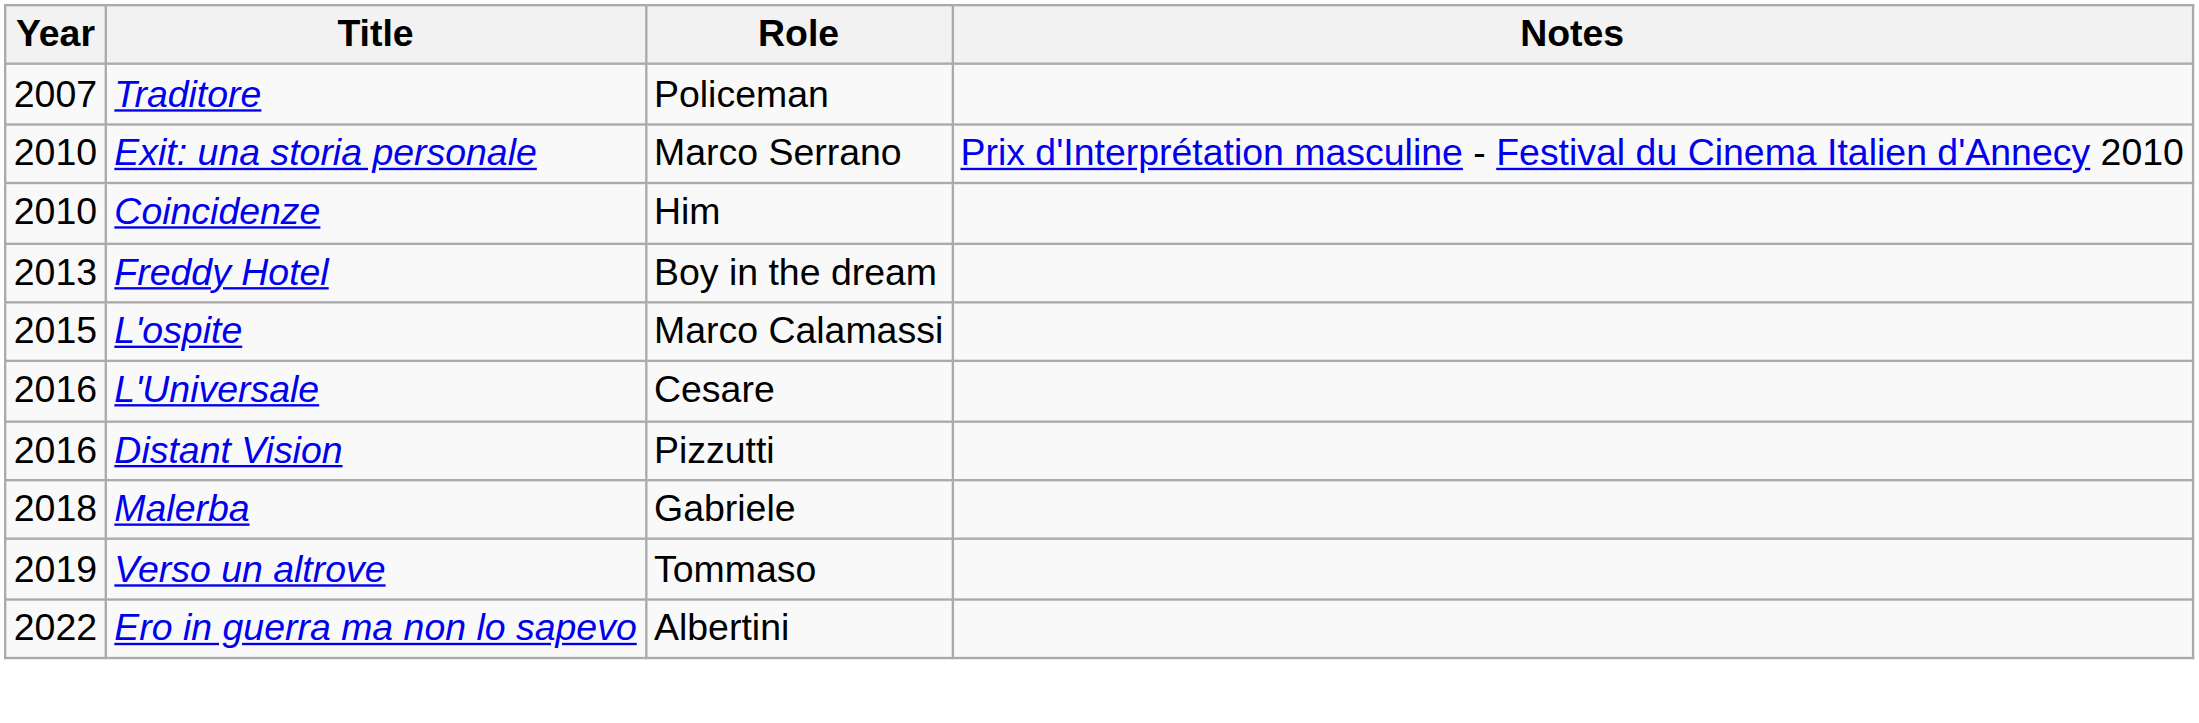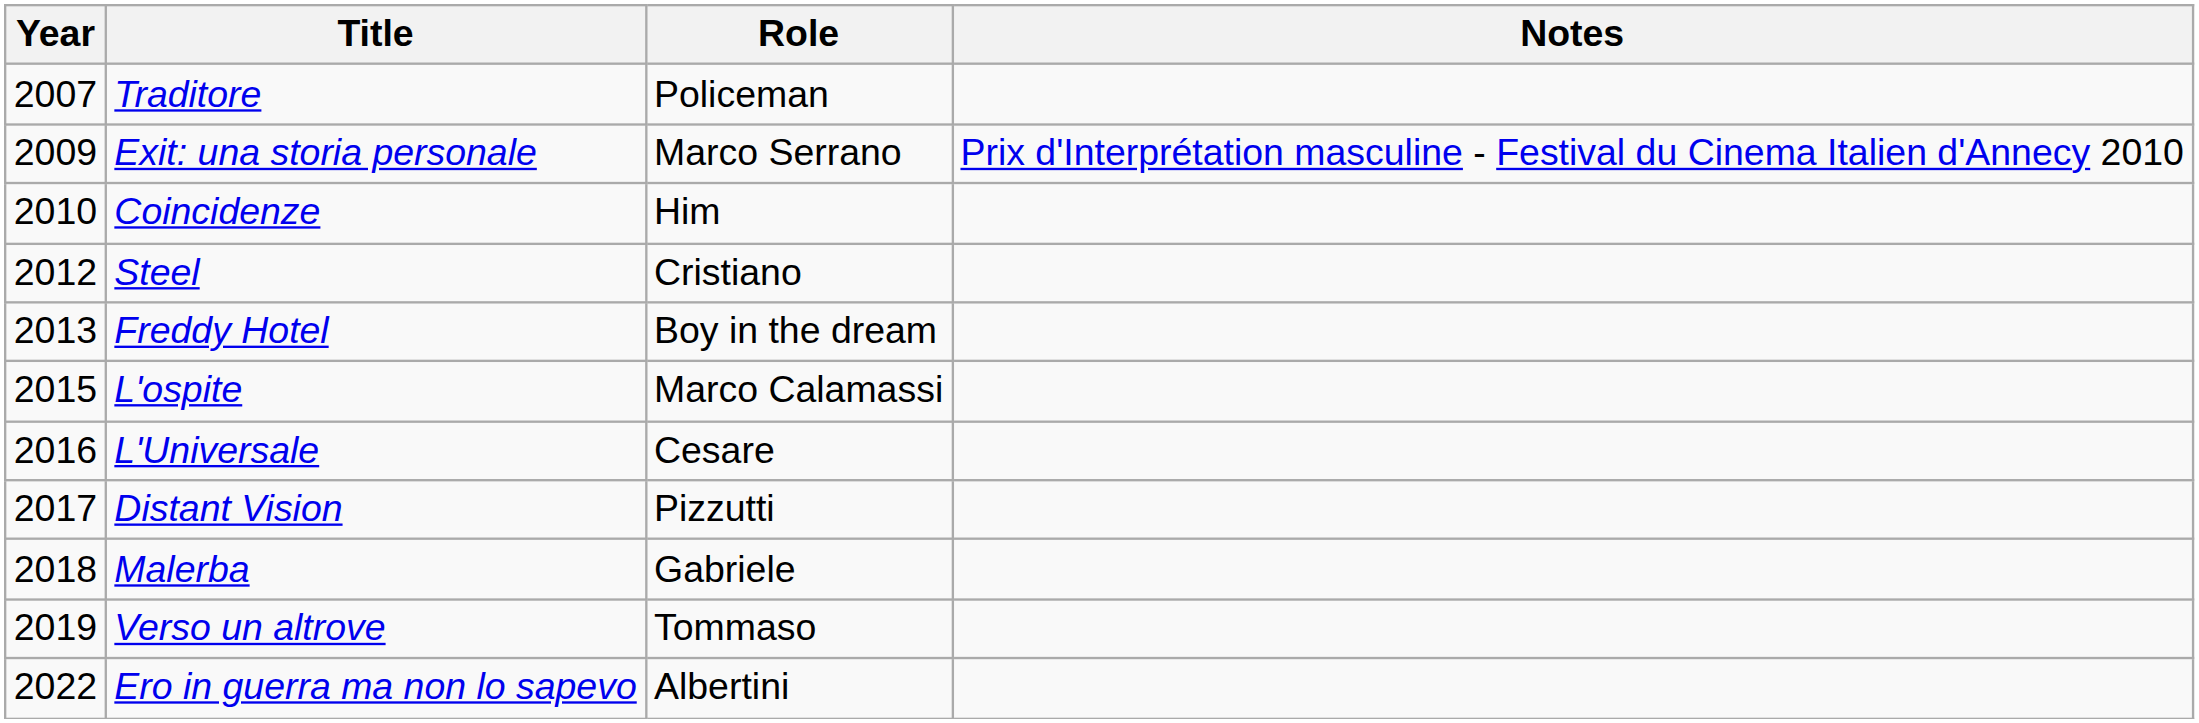(55, 152) 2010 -> (55, 152) 2009
+ row: (157, 271)
(55, 449) 2016 -> (55, 509) 2017
